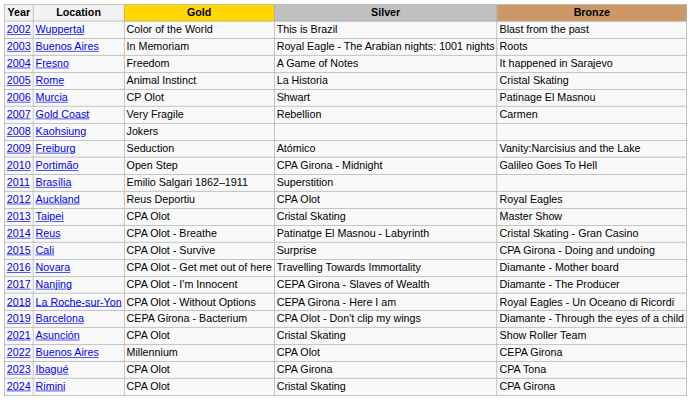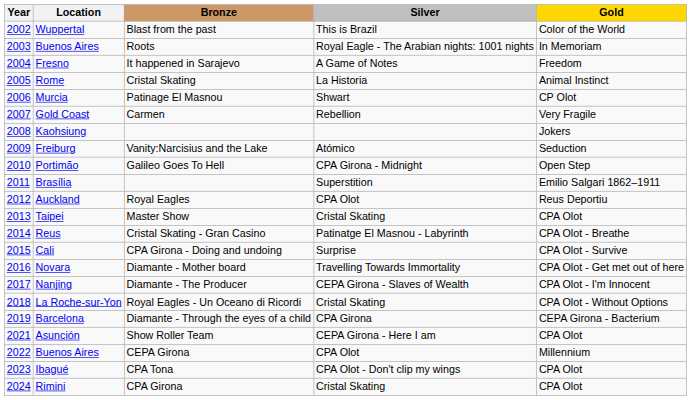columns swapped: (199, 13) <-> (592, 13)
(336, 302) CEPA Girona - Here I am -> (351, 302) Cristal Skating
(349, 319) CPA Olot - Don't clip my wings -> (344, 319) CPA Girona
(311, 336) Cristal Skating -> (376, 336) CEPA Girona - Here I am
(305, 370) CPA Girona -> (388, 370) CPA Olot - Don't clip my wings
